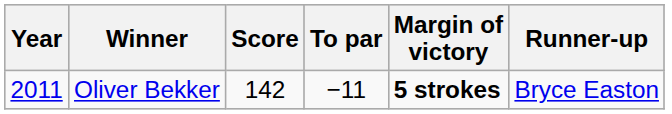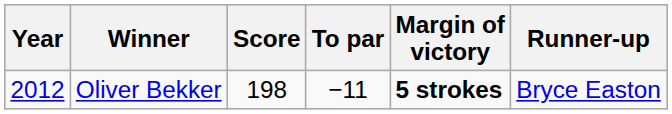(37, 90) 2011 -> (37, 90) 2012
(265, 90) 142 -> (267, 90) 198
